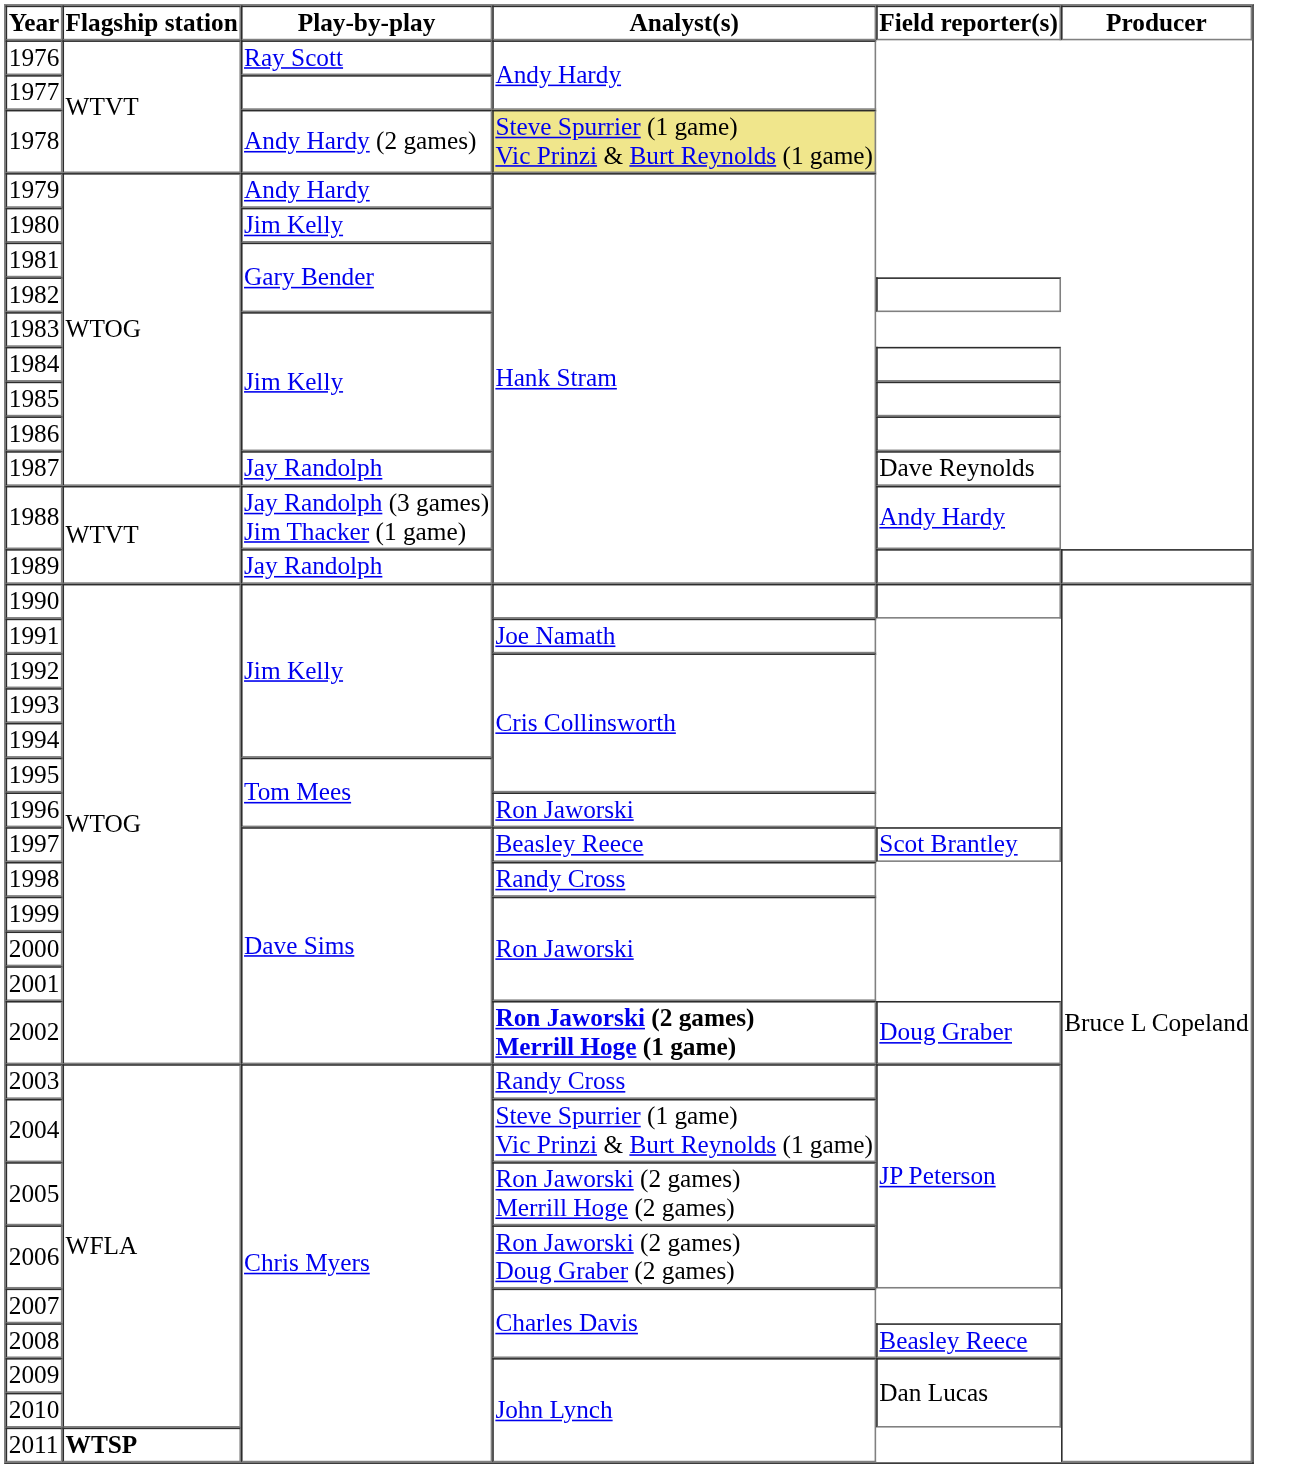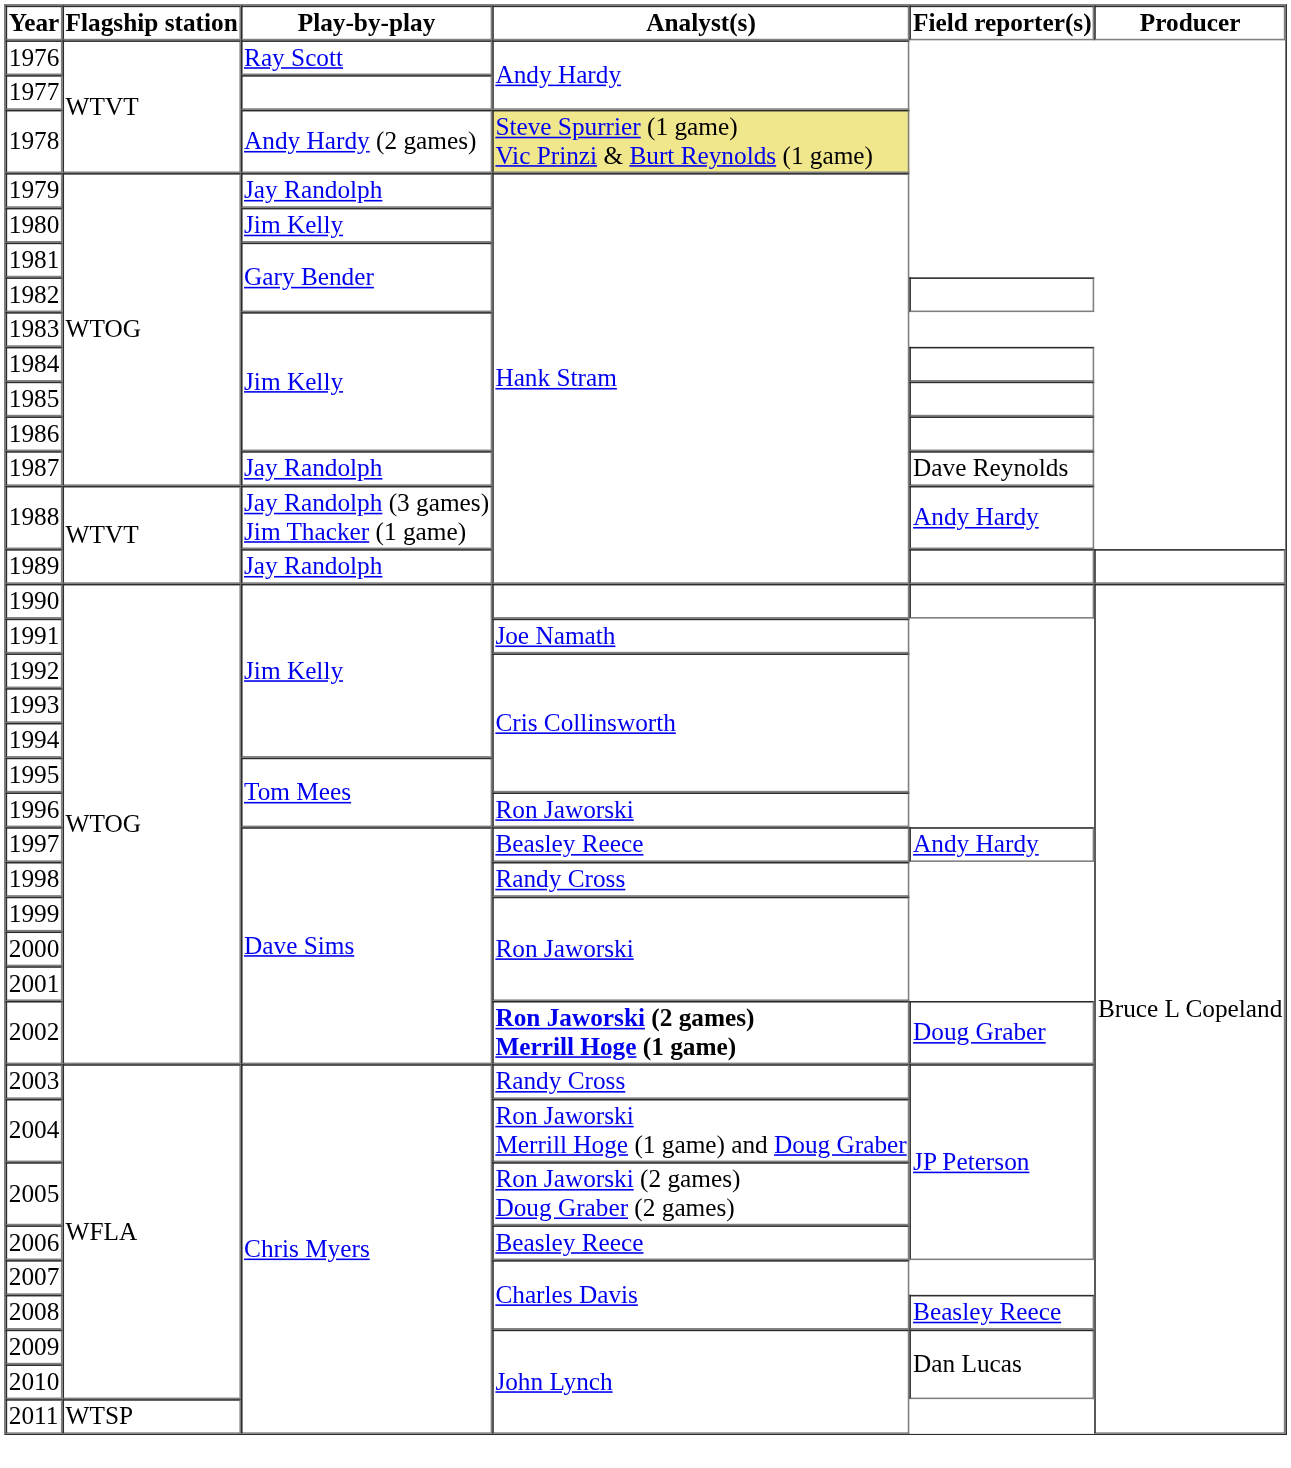(307, 190) Andy Hardy -> (313, 190) Jay Randolph
(949, 844) Scot Brantley -> (976, 844) Andy Hardy
(684, 1130) Steve Spurrier (1 game) Vic Prinzi & Burt Reynolds (1 game) -> (701, 1130) Ron Jaworski Merrill Hoge (1 game) and Doug Graber
(618, 1193) Ron Jaworski (2 games) Merrill Hoge (2 games) -> (618, 1193) Ron Jaworski (2 games) Doug Graber (2 games)
(618, 1256) Ron Jaworski (2 games) Doug Graber (2 games) -> (569, 1242) Beasley Reece
(101, 1444) bold -> (99, 1416) normal
